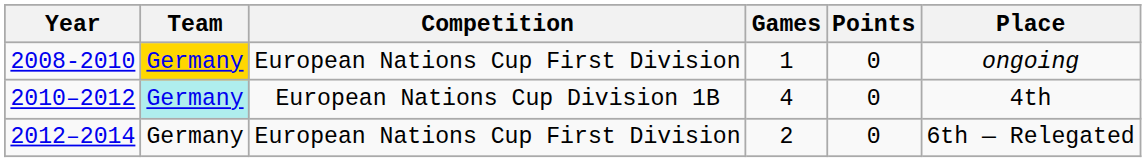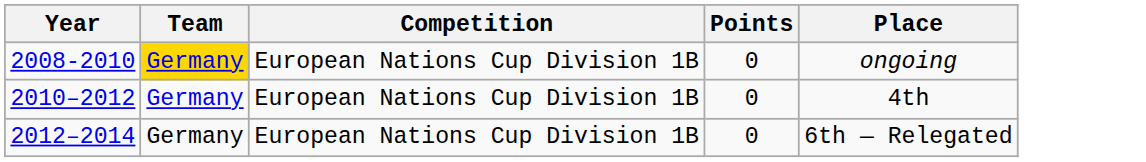- column: (786, 24)
(498, 61) European Nations Cup First Division -> (477, 61) European Nations Cup Division 1B
(195, 99) paleturquoise background -> (195, 99) no background
(498, 137) European Nations Cup First Division -> (477, 137) European Nations Cup Division 1B
